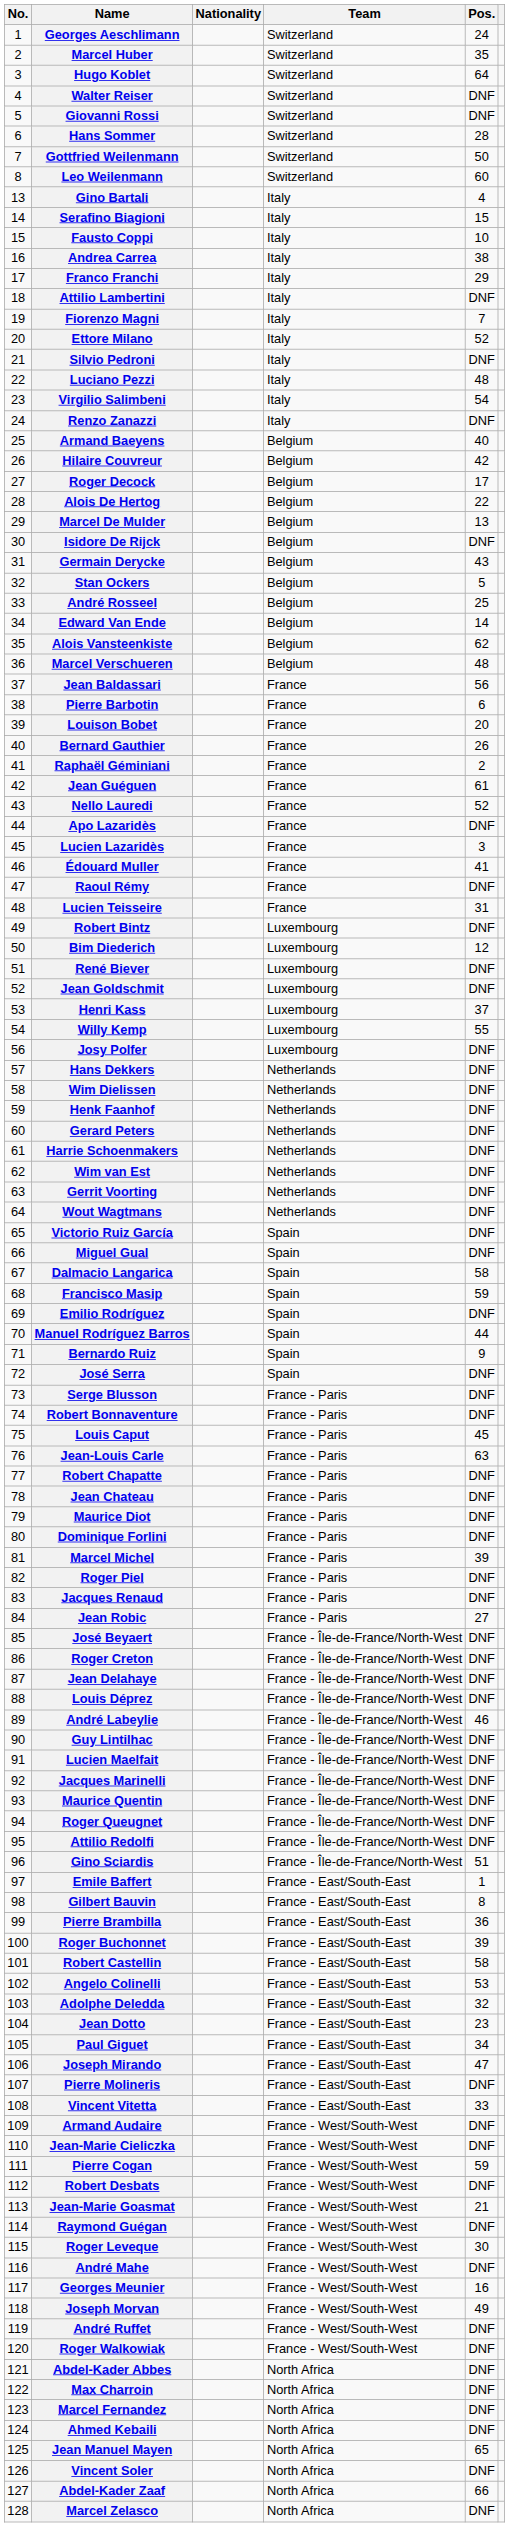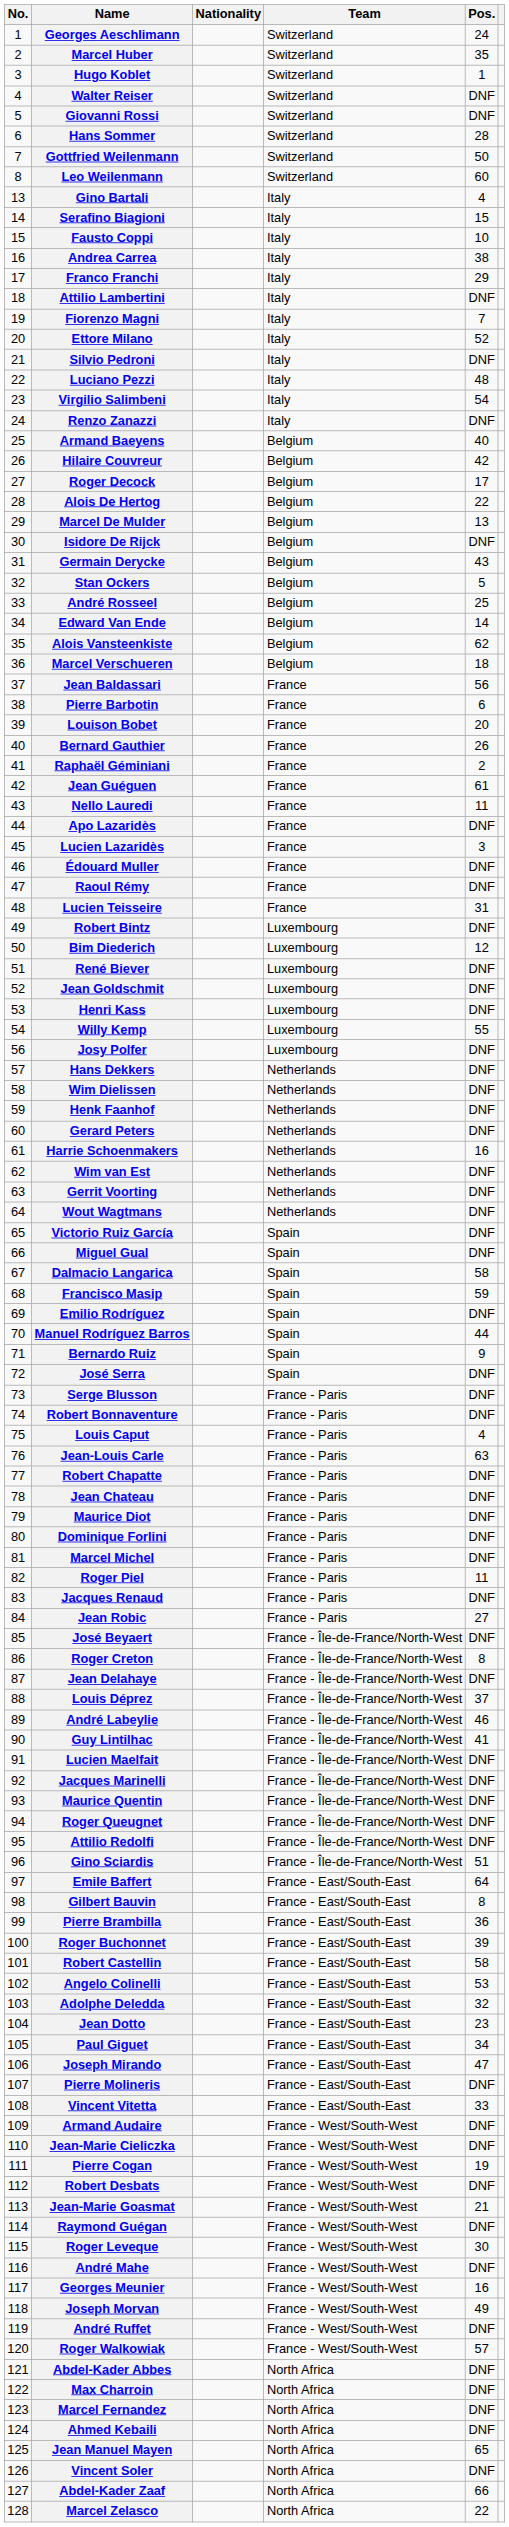(482, 75) 64 -> (482, 75) 1
(482, 664) 48 -> (482, 664) 18
(482, 806) 52 -> (482, 806) 11
(482, 867) 41 -> (482, 867) DNF
(482, 1009) 37 -> (482, 1009) DNF
(482, 1151) DNF -> (482, 1151) 16
(482, 1435) 45 -> (482, 1435) 4
(482, 1557) 39 -> (482, 1557) DNF
(482, 1577) DNF -> (482, 1577) 11
(482, 1658) DNF -> (482, 1658) 8
(482, 1699) DNF -> (482, 1699) 37
(482, 1740) DNF -> (482, 1740) 41
(482, 1882) 1 -> (482, 1882) 64
(482, 2166) 59 -> (482, 2166) 19
(482, 2349) DNF -> (482, 2349) 57
(482, 2511) DNF -> (482, 2511) 22
